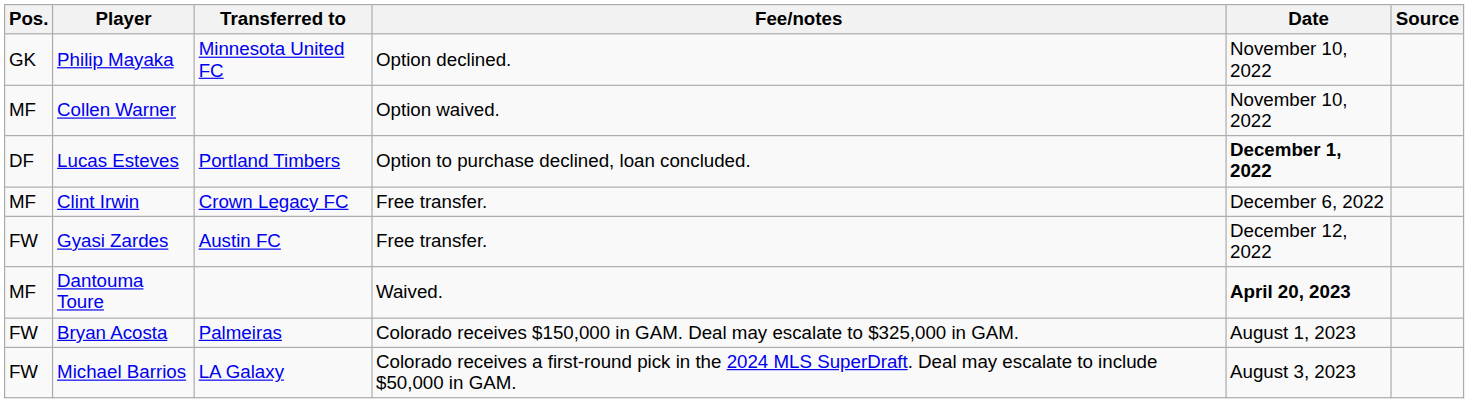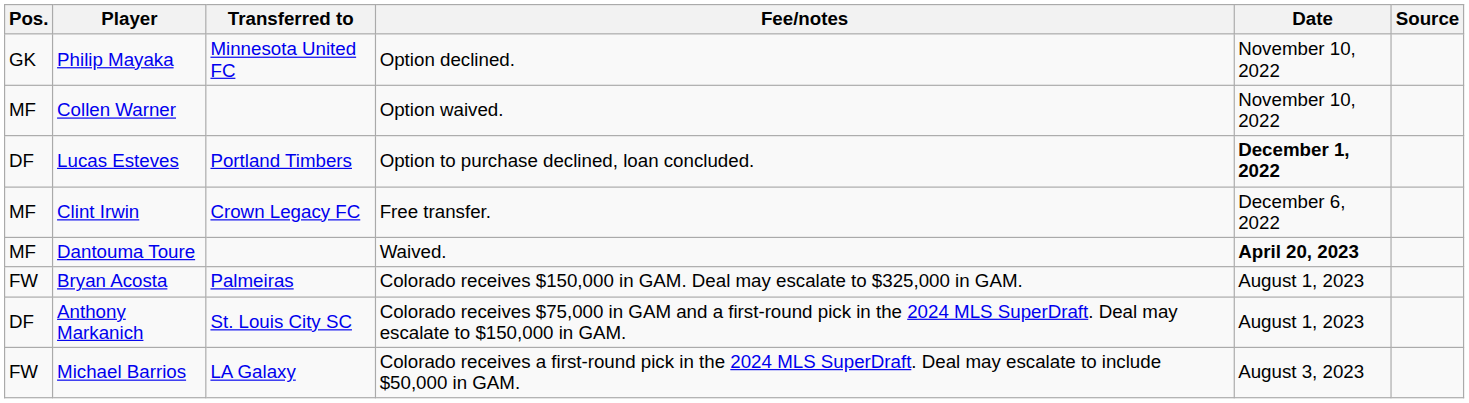- row: (113, 241)
+ row: (100, 321)
